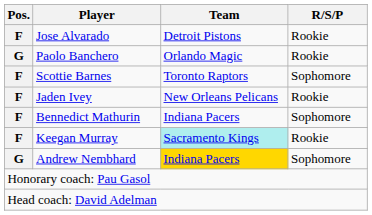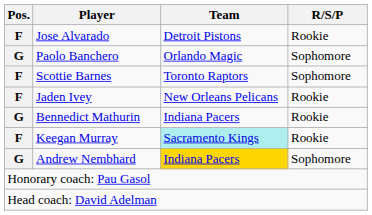(310, 55) Rookie -> (321, 55) Sophomore
(19, 117) F -> (19, 117) G
(321, 117) Sophomore -> (310, 117) Rookie
